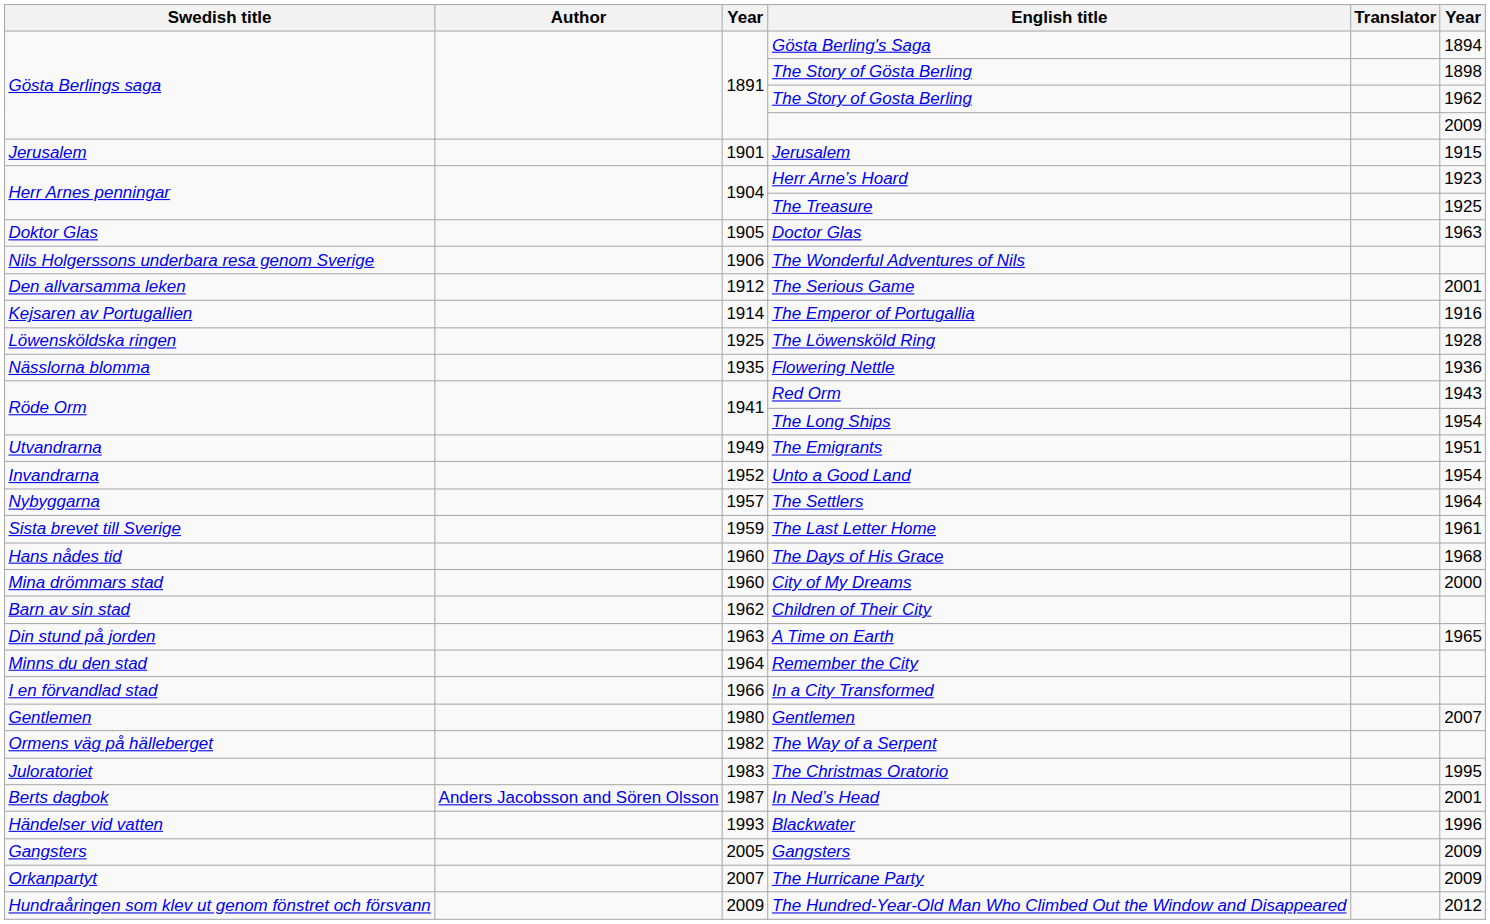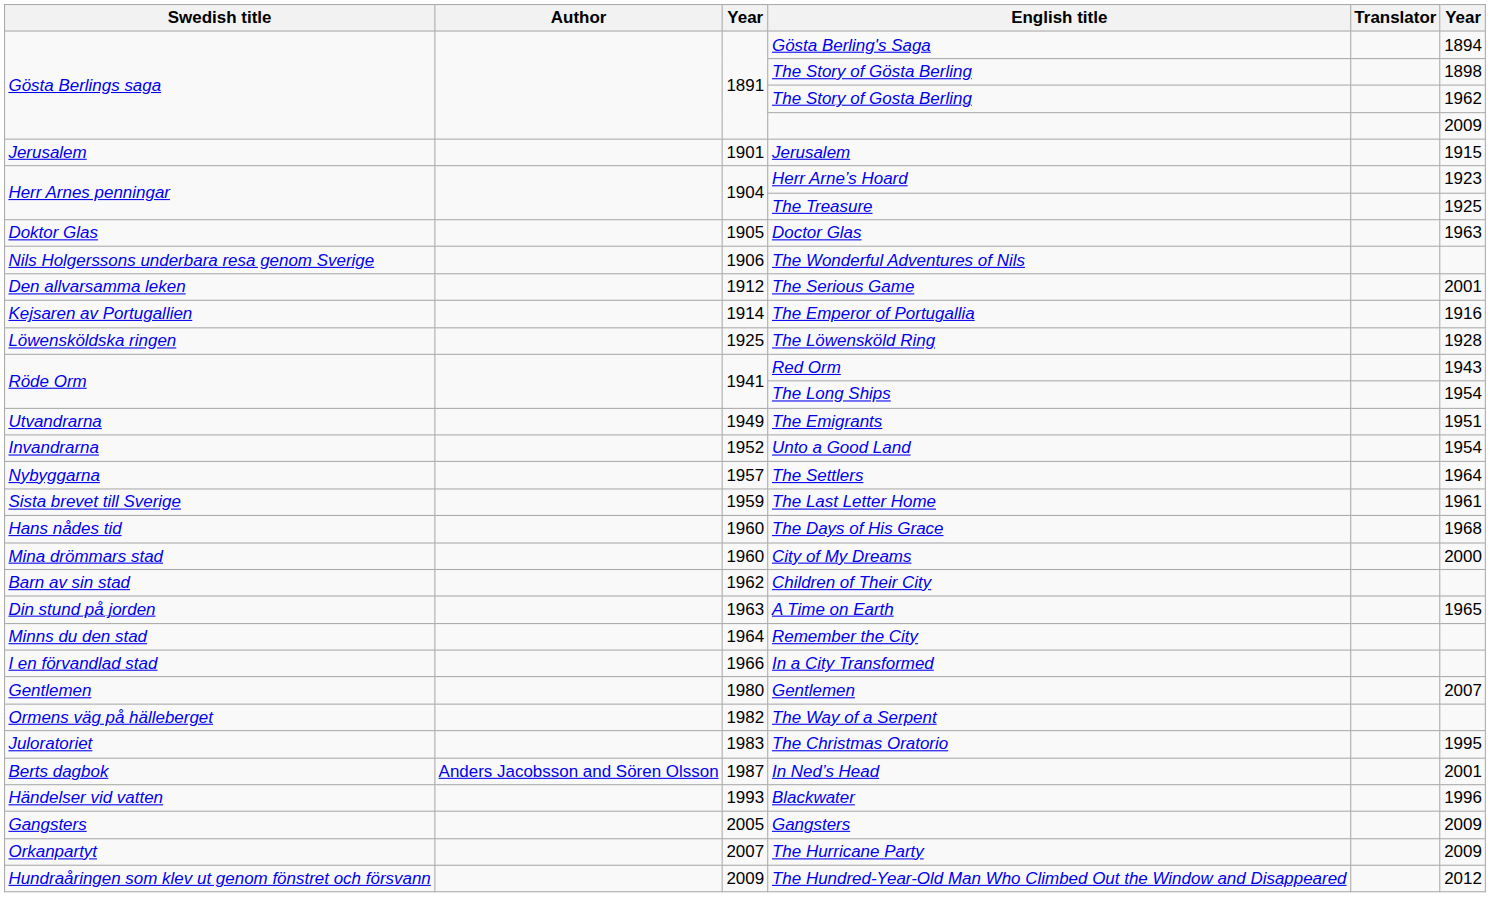- row: (833, 367)
